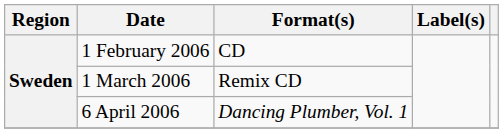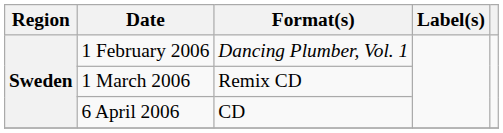(232, 50) CD -> (313, 50) Dancing Plumber, Vol. 1
(313, 111) Dancing Plumber, Vol. 1 -> (232, 111) CD
